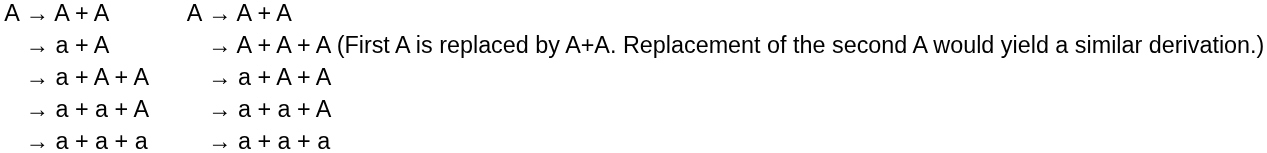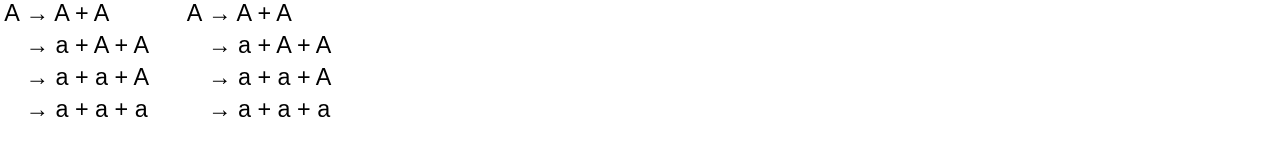- row: (67, 45)
